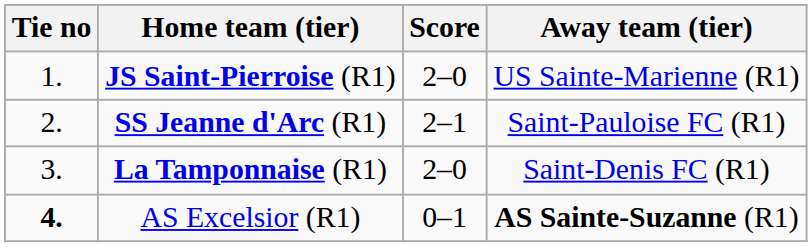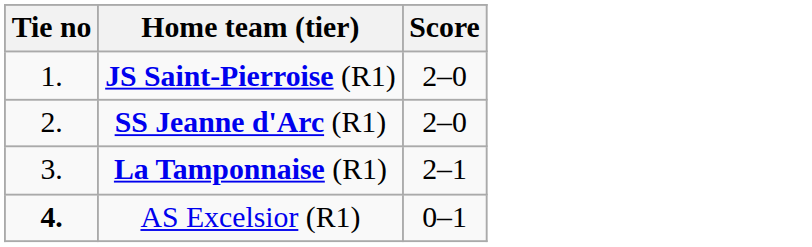- column: (646, 28)
(445, 122) 2–1 -> (445, 122) 2–0
(445, 169) 2–0 -> (445, 169) 2–1
